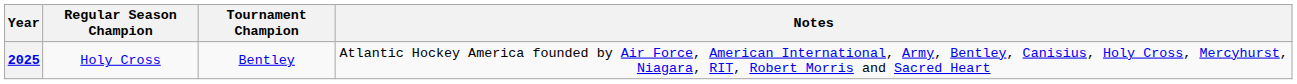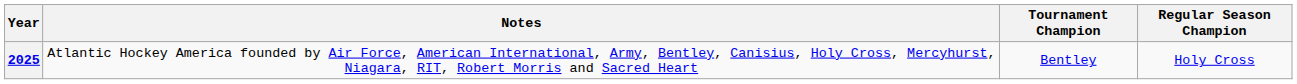columns swapped: (121, 23) <-> (814, 23)
